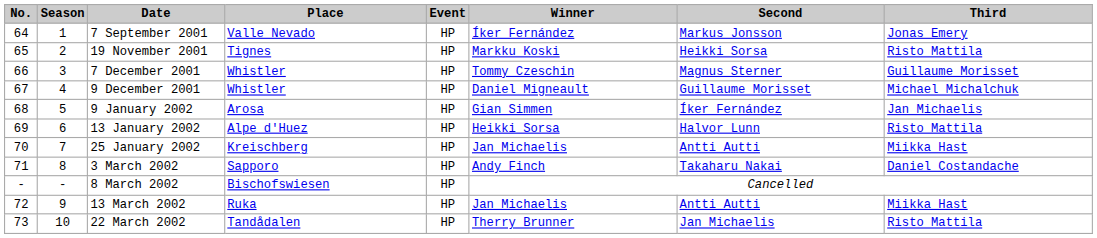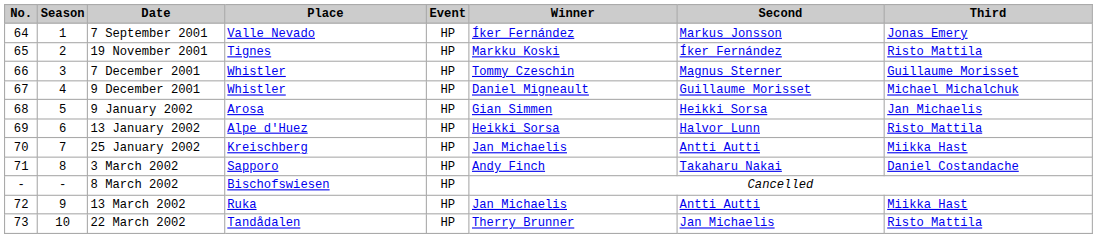(723, 52) Heikki Sorsa -> (731, 52) Íker Fernández
(731, 109) Íker Fernández -> (723, 109) Heikki Sorsa
